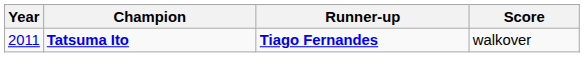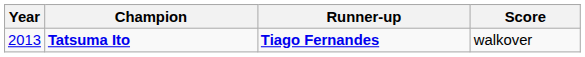(24, 40) 2011 -> (24, 40) 2013
